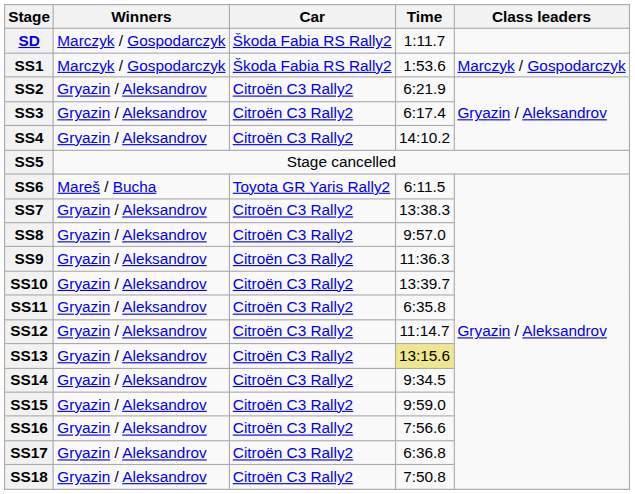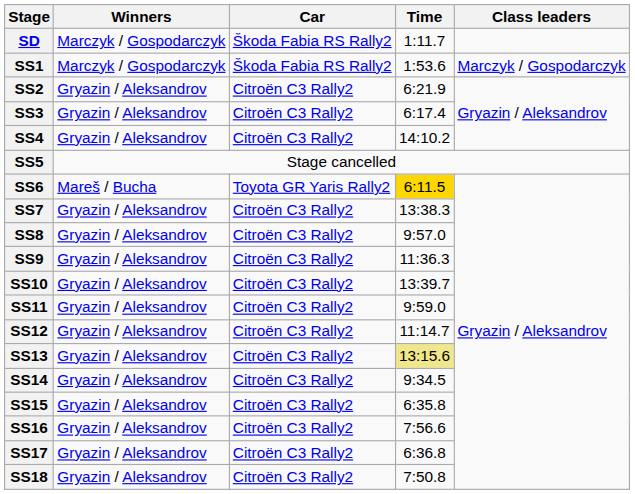(425, 186) no background -> (425, 186) gold background
(425, 307) 6:35.8 -> (425, 307) 9:59.0
(425, 404) 9:59.0 -> (425, 404) 6:35.8
